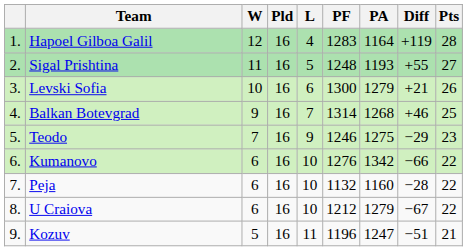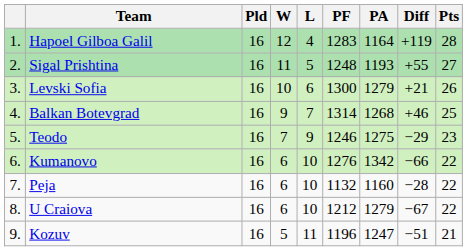columns swapped: (282, 16) <-> (255, 16)
